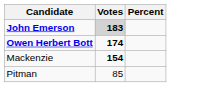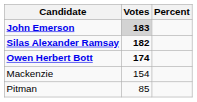+ row: (63, 43)
(115, 58) bold -> (141, 74) normal
